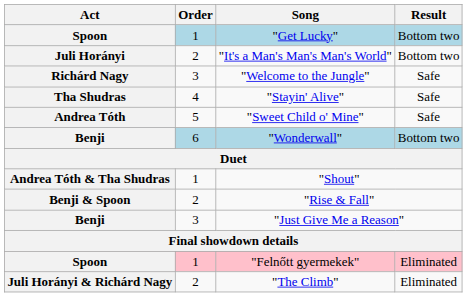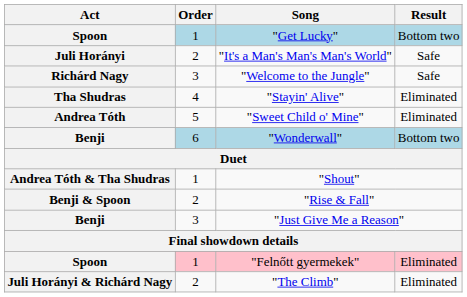(429, 55) Bottom two -> (429, 55) Safe
(429, 96) Safe -> (429, 96) Eliminated
(429, 117) Safe -> (429, 117) Eliminated
